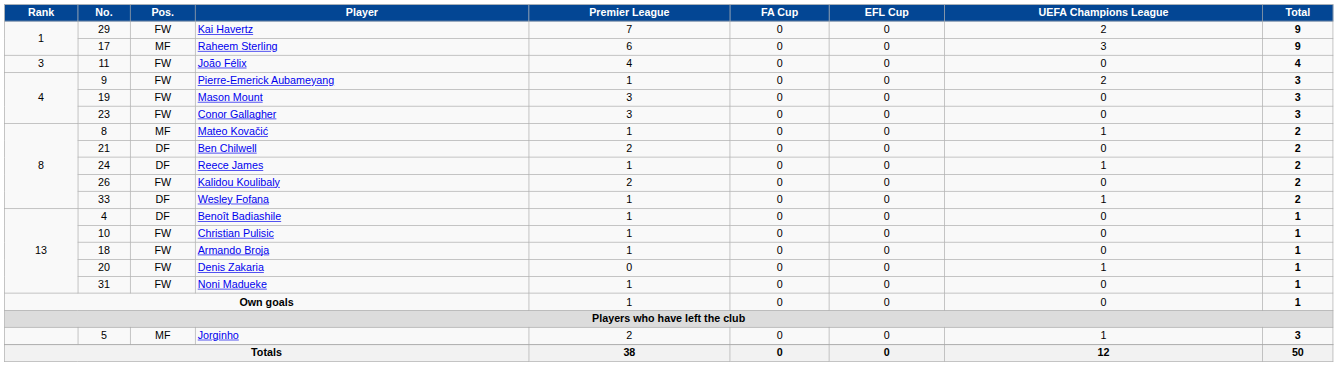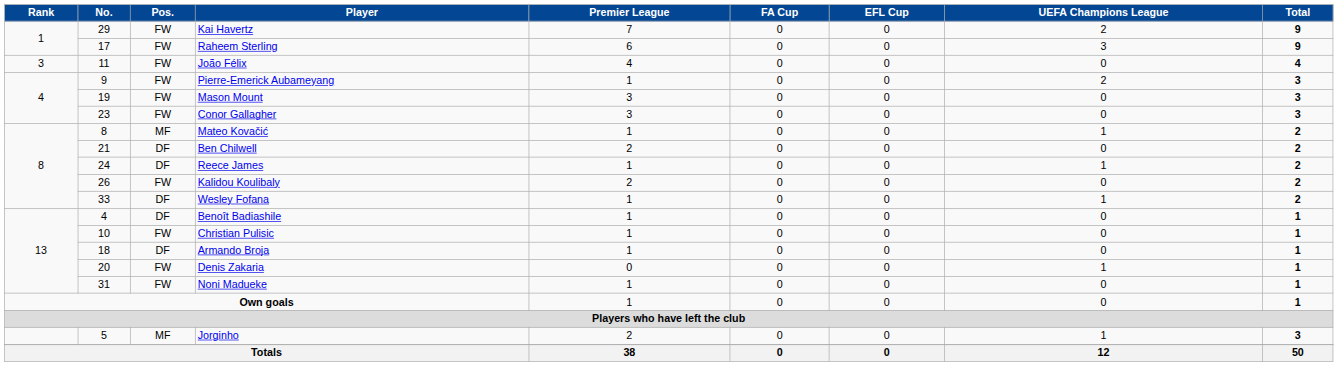(163, 47) MF -> (163, 47) FW
(163, 251) FW -> (163, 251) DF
